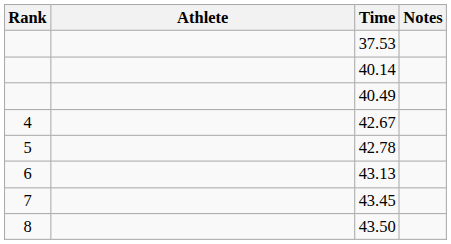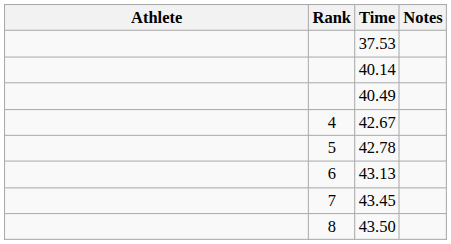columns swapped: (28, 17) <-> (203, 17)
